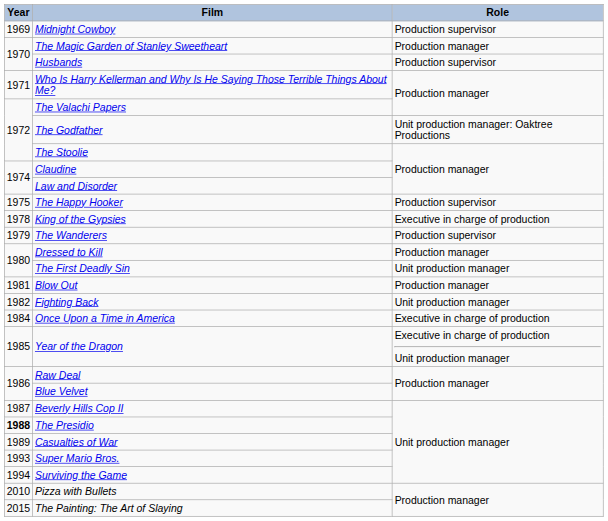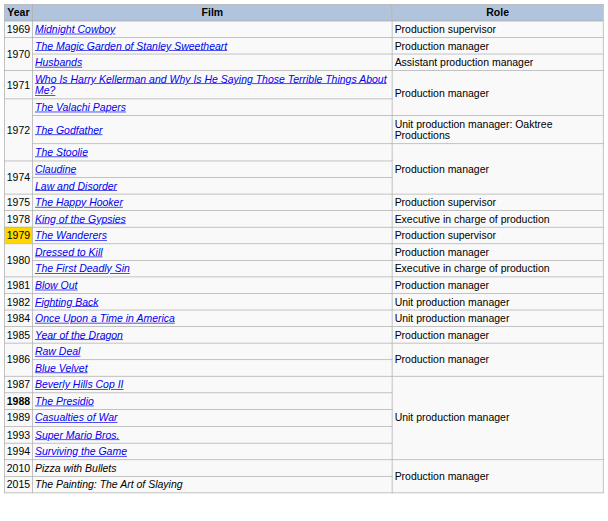(445, 63) Production supervisor -> (464, 63) Assistant production manager
(18, 236) no background -> (18, 236) gold background
(452, 269) Unit production manager -> (472, 269) Executive in charge of production
(472, 319) Executive in charge of production -> (452, 319) Unit production manager
(498, 347) Executive in charge of production Unit production manager -> (442, 335) Production manager
